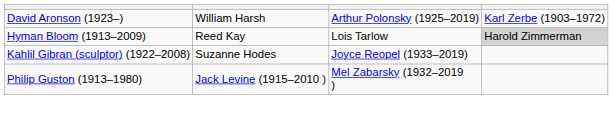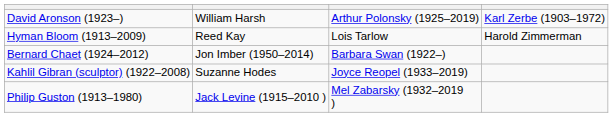(533, 36) lightgrey background -> (533, 36) no background
+ row: (78, 54)
